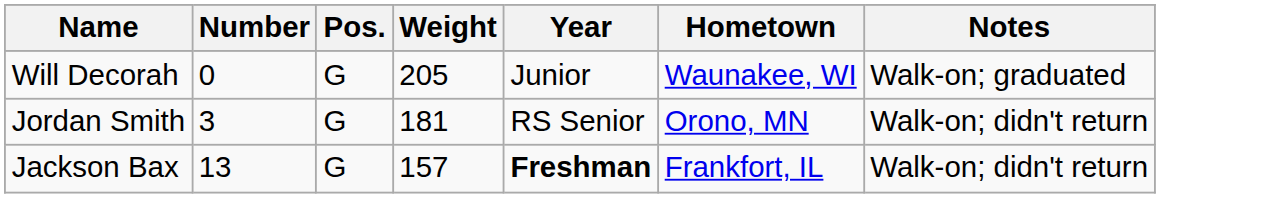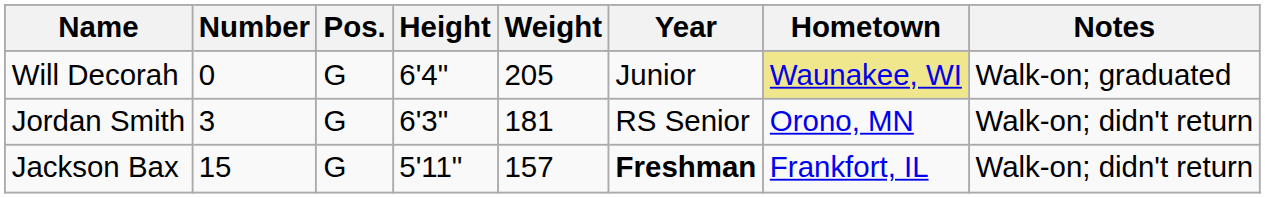+ column: (445, 27)
(761, 74) no background -> (866, 74) khaki background
(215, 167) 13 -> (215, 167) 15
